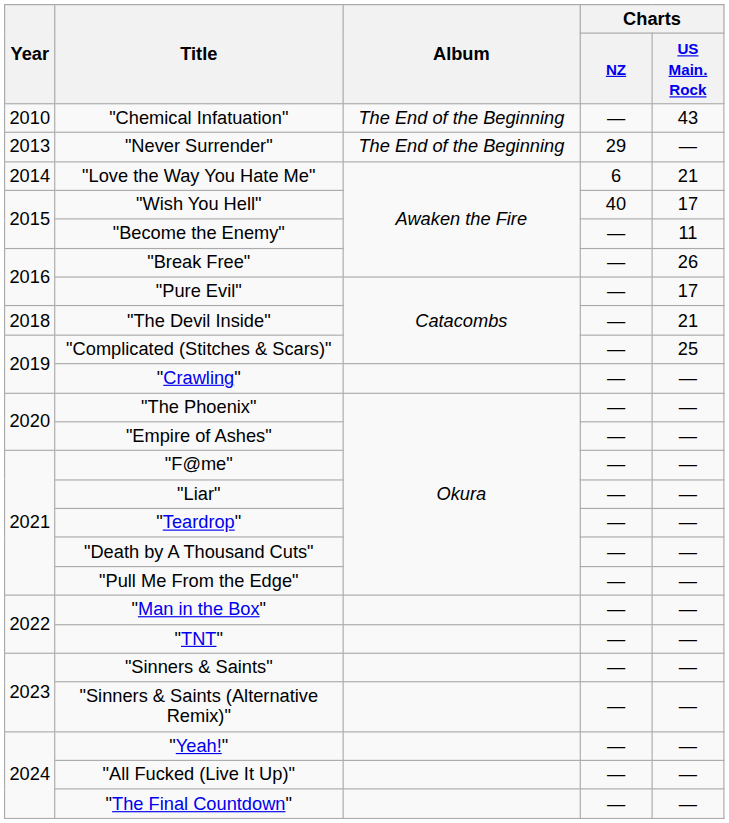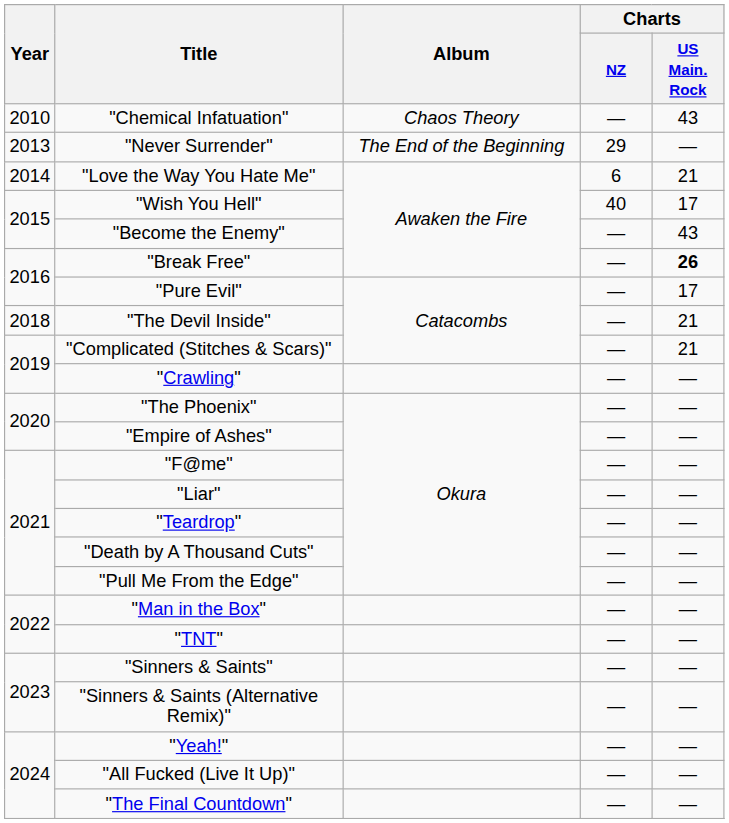(461, 117) The End of the Beginning -> (461, 117) Chaos Theory
(688, 233) 11 -> (688, 233) 43
(688, 262) normal -> (688, 262) bold
(688, 349) 25 -> (688, 349) 21
